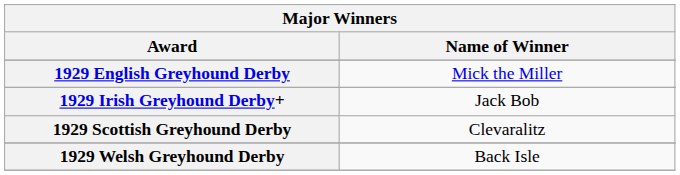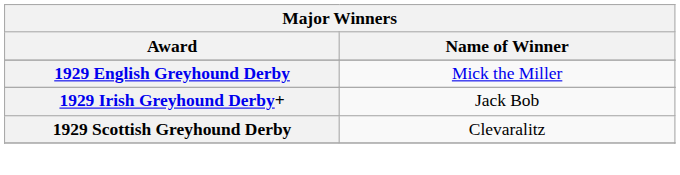- row: (172, 156)
